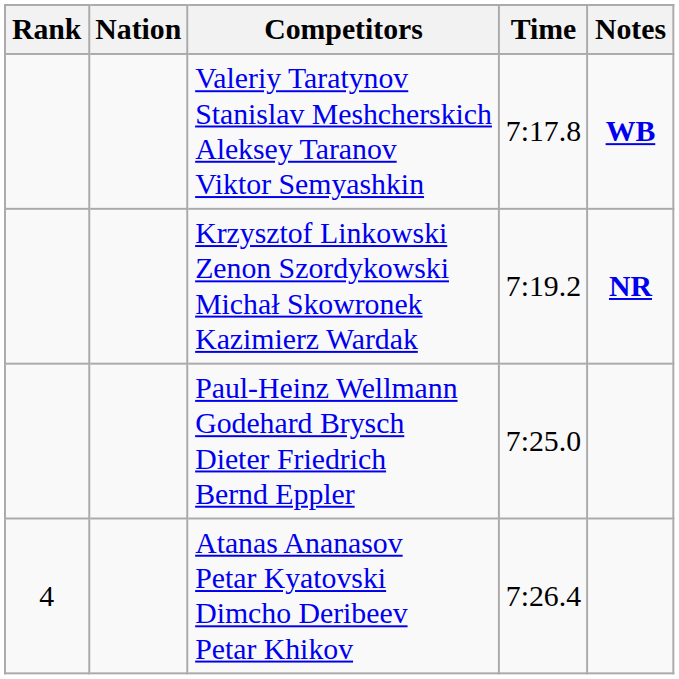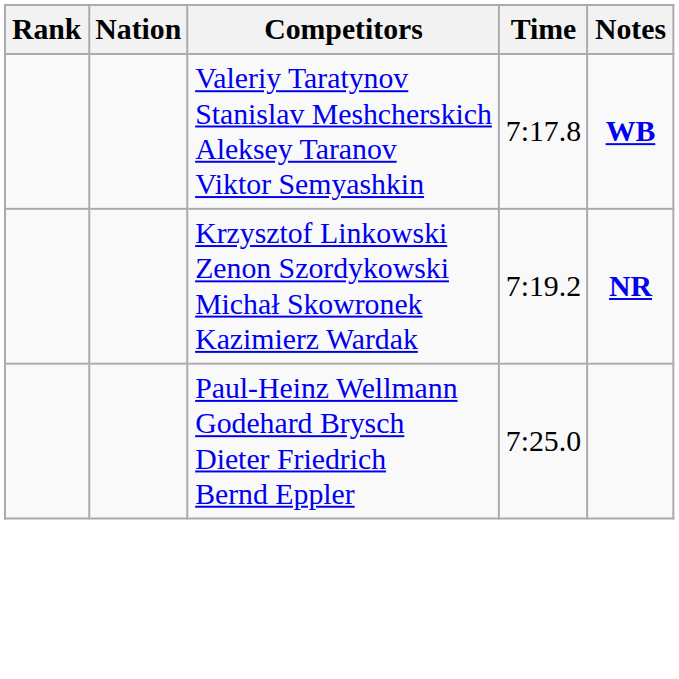- row: (301, 596)
